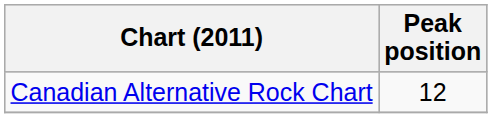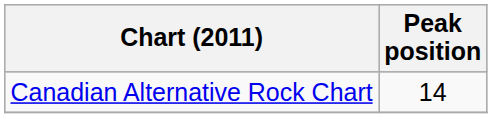(433, 91) 12 -> (433, 91) 14
